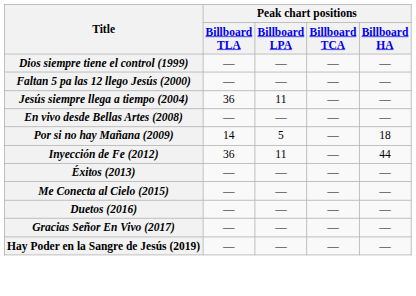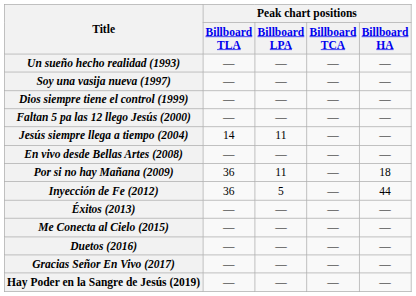+ row: (104, 63)
+ row: (104, 81)
(229, 99) 36 -> (229, 136) 14
(229, 136) 14 -> (229, 172) 36
(281, 136) 5 -> (281, 172) 11
(281, 154) 11 -> (281, 191) 5
